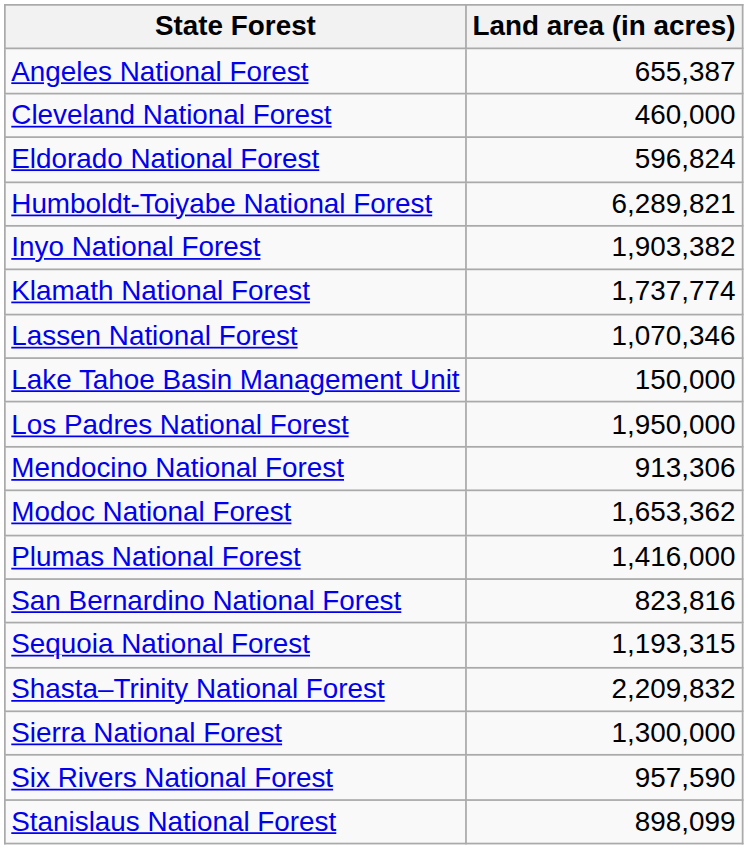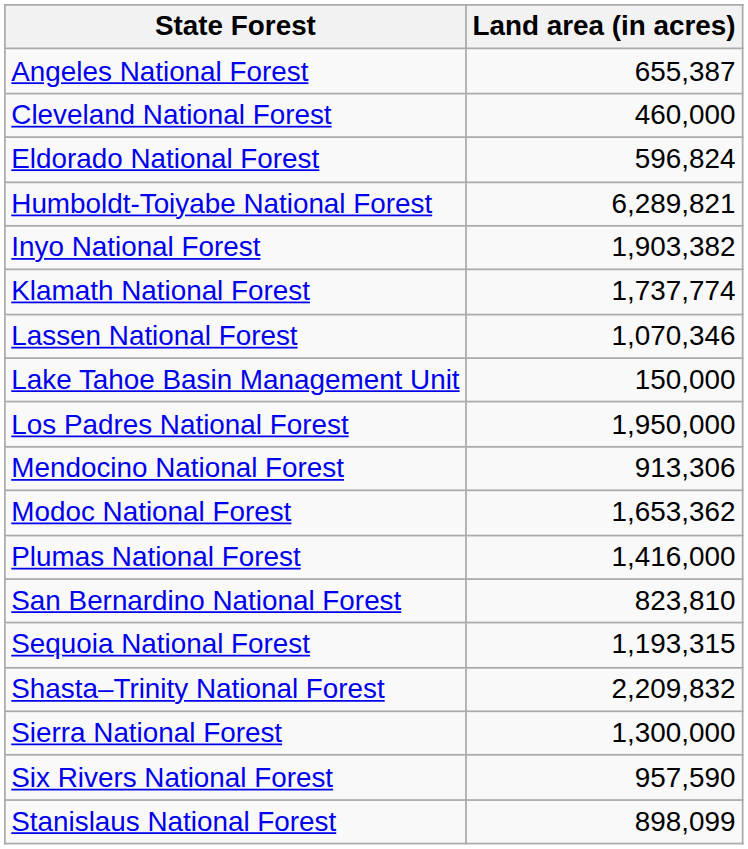(685, 600) 823,816 -> (685, 600) 823,810
